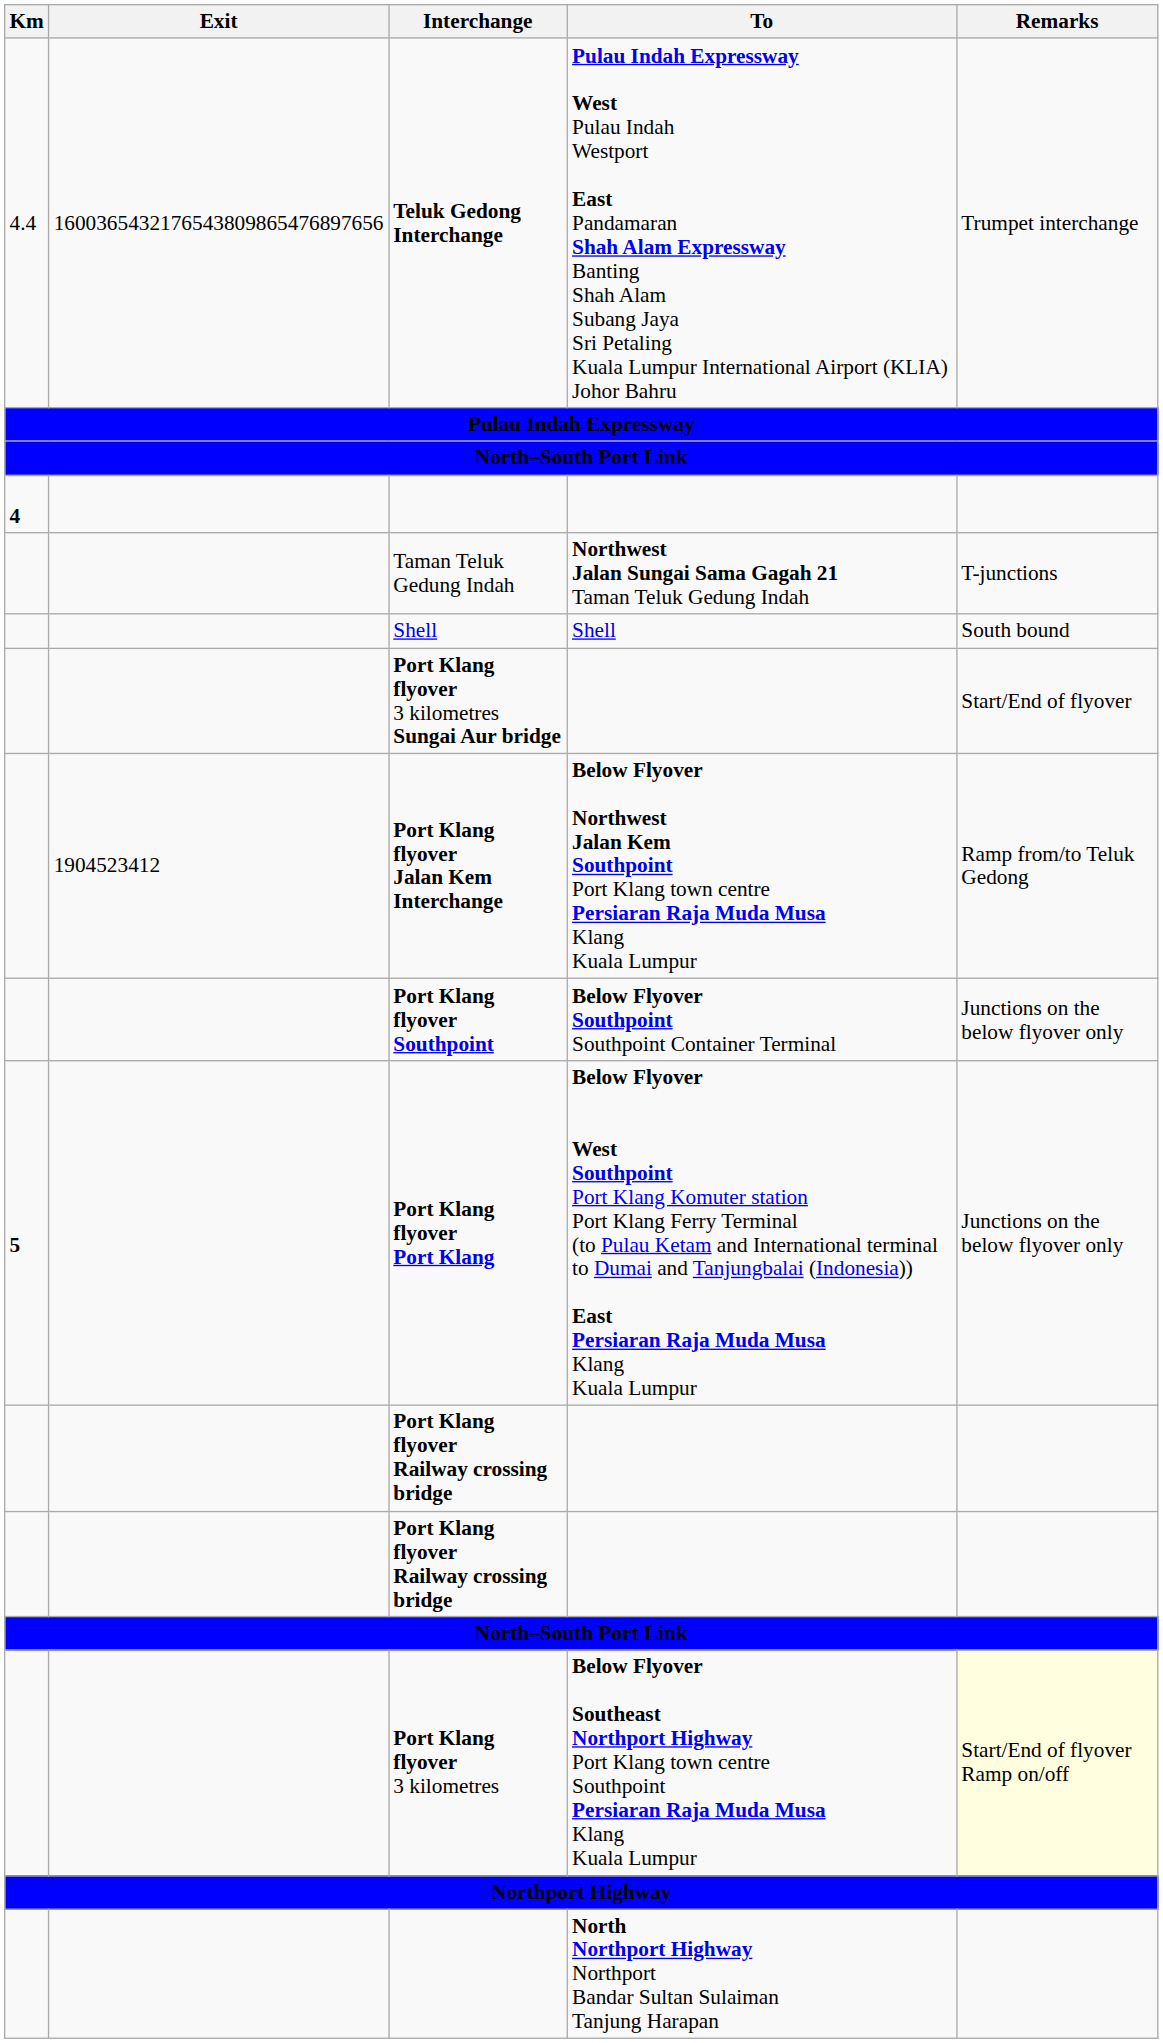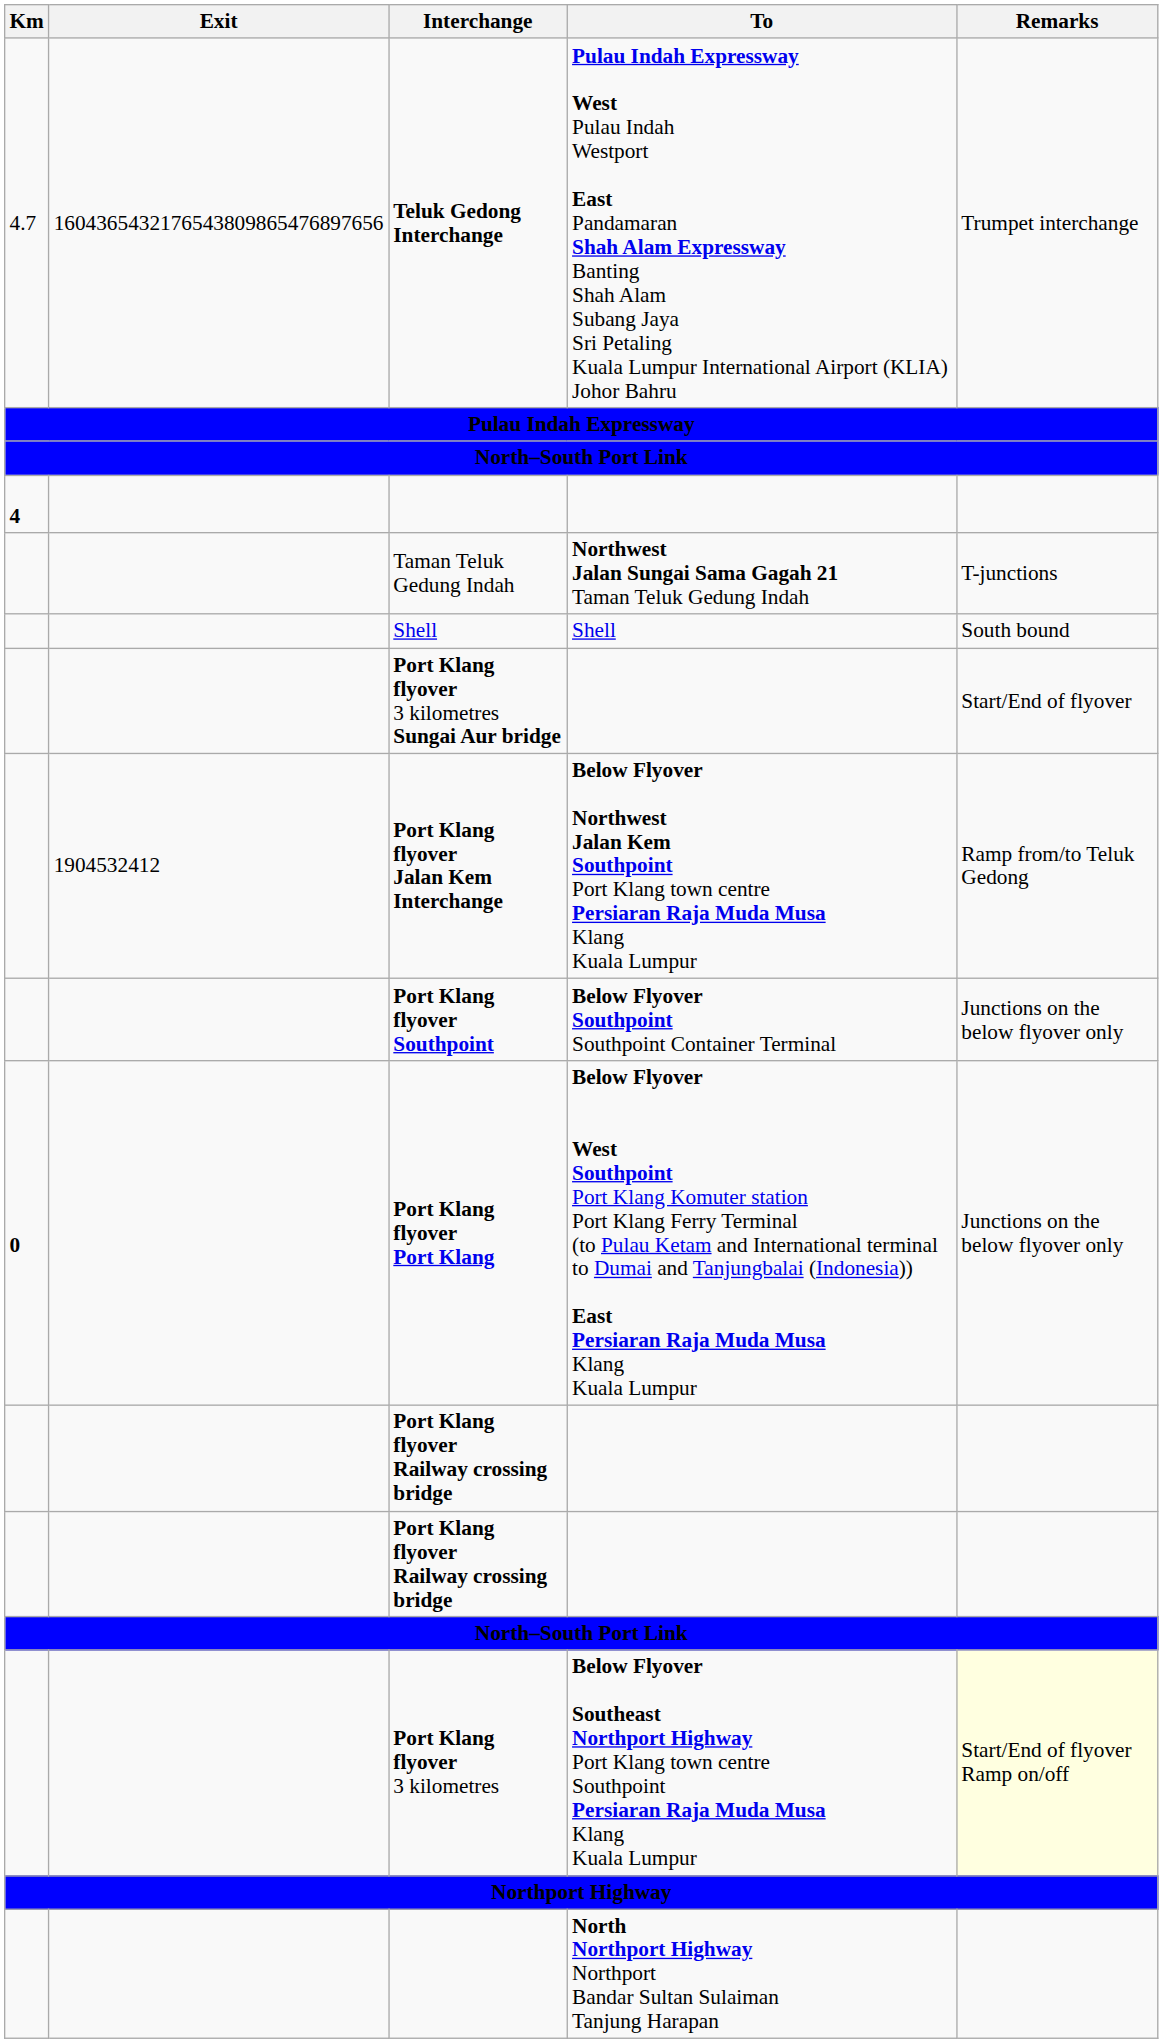(23, 222) 4.4 -> (23, 222) 4.7
(219, 222) 1600365432176543809865476897656 -> (219, 222) 1604365432176543809865476897656
(107, 865) 1904523412 -> (107, 865) 1904532412
(15, 1244) 5 -> (15, 1244) 0
